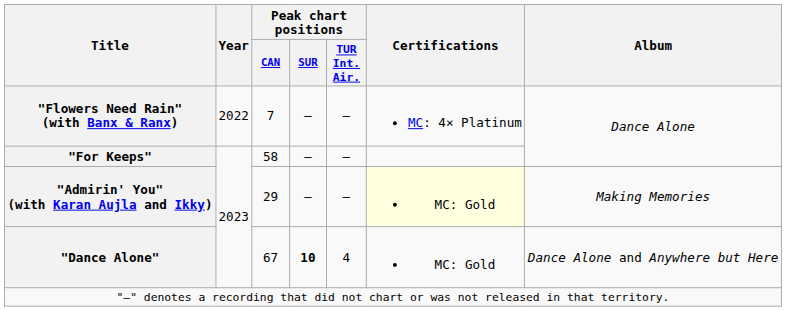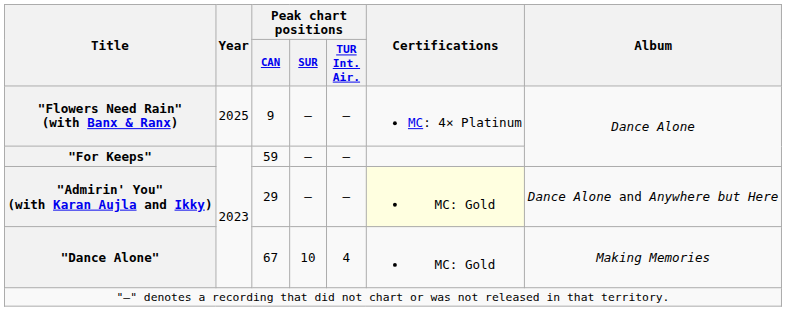(234, 116) 2022 -> (234, 116) 2025
(271, 116) 7 -> (271, 116) 9
(271, 156) 58 -> (271, 156) 59
(653, 197) Making Memories -> (653, 197) Dance Alone and Anywhere but Here
(308, 257) bold -> (308, 257) normal
(653, 257) Dance Alone and Anywhere but Here -> (653, 257) Making Memories
